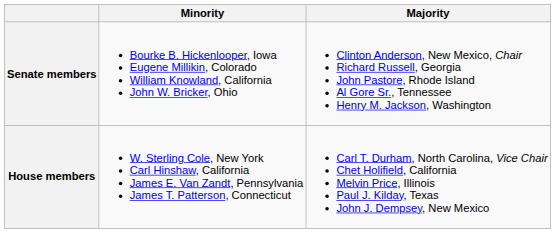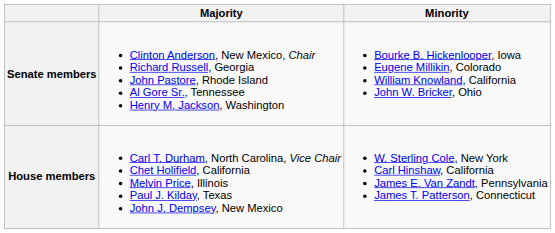columns swapped: (428, 13) <-> (202, 13)
